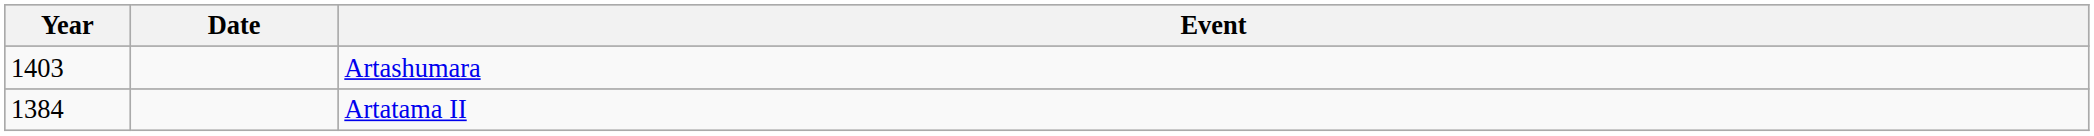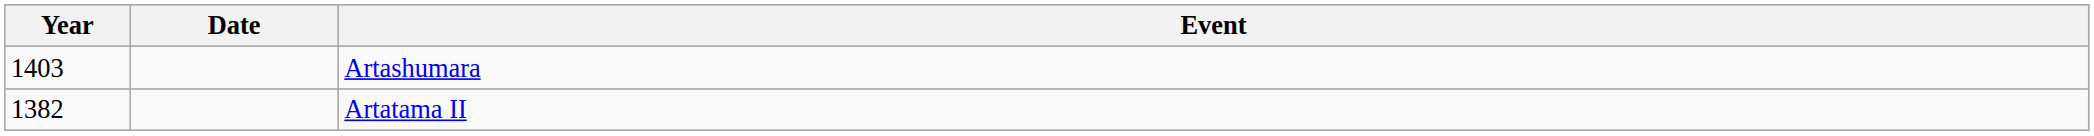(37, 109) 1384 -> (37, 109) 1382
